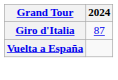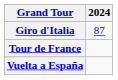+ row: (45, 48)
